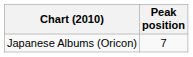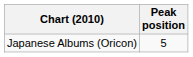(164, 43) 7 -> (164, 43) 5
